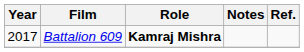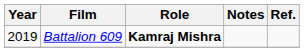(22, 36) 2017 -> (22, 36) 2019
